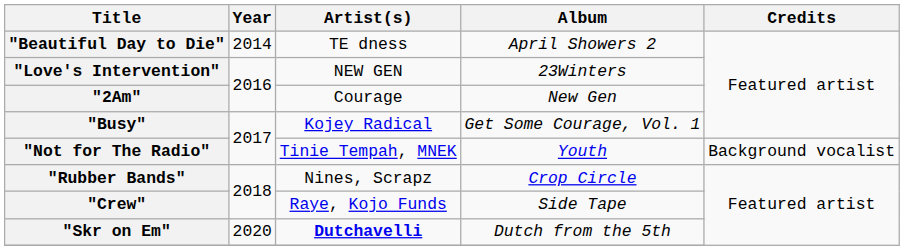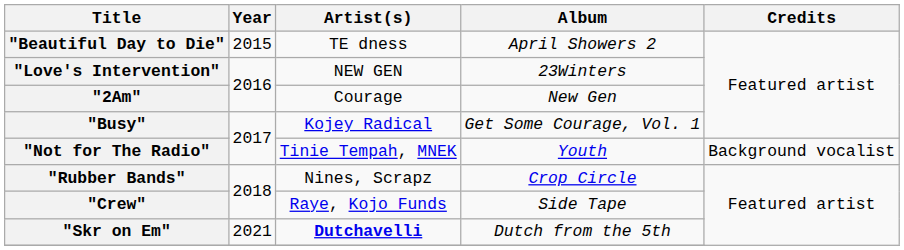(252, 45) 2014 -> (252, 45) 2015
(252, 232) 2020 -> (252, 232) 2021
